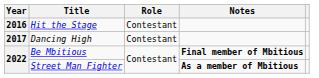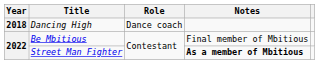- row: (64, 25)
(17, 39) 2017 -> (17, 25) 2018
(152, 39) Contestant -> (154, 25) Dance coach
(242, 53) bold -> (247, 39) normal
